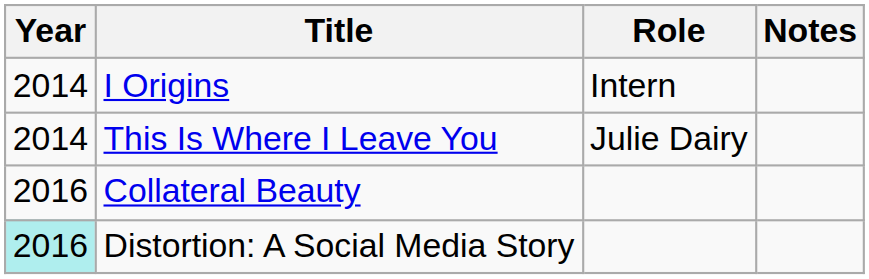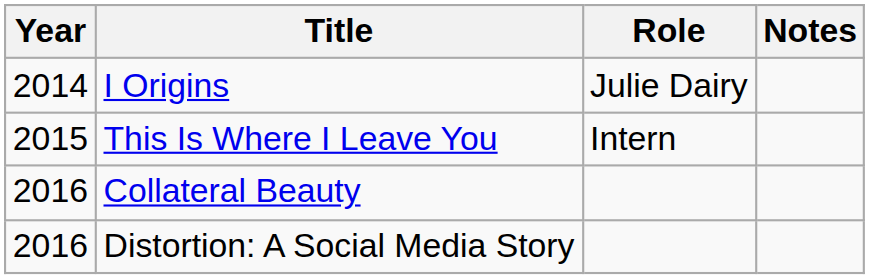(633, 84) Intern -> (669, 84) Julie Dairy
(50, 138) 2014 -> (50, 138) 2015
(669, 138) Julie Dairy -> (633, 138) Intern
(50, 245) paleturquoise background -> (50, 245) no background
